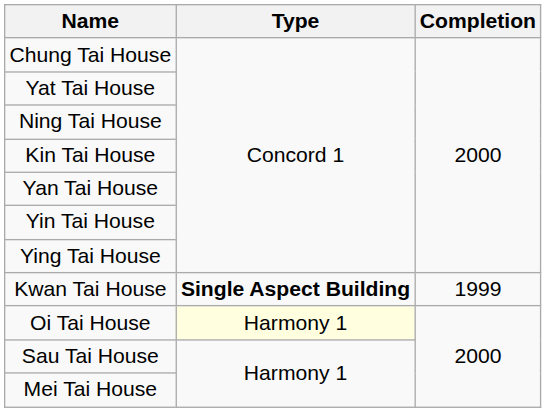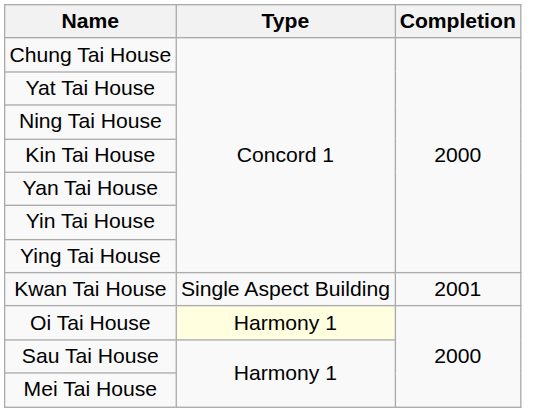(296, 289) bold -> (285, 289) normal
(478, 289) 1999 -> (458, 289) 2001
